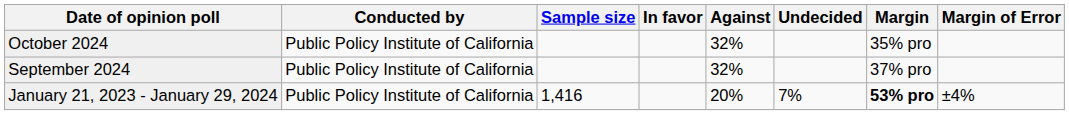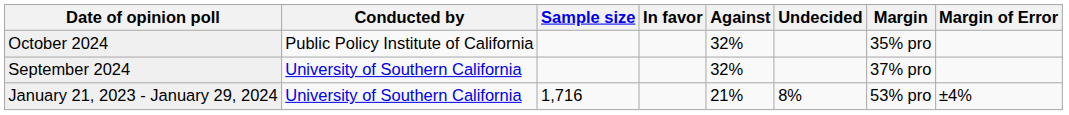(409, 69) Public Policy Institute of California -> (403, 69) University of Southern California
(409, 95) Public Policy Institute of California -> (403, 95) University of Southern California
(562, 95) 1,416 -> (562, 95) 1,716
(727, 95) 20% -> (727, 95) 21%
(790, 95) 7% -> (790, 95) 8%
(902, 95) bold -> (901, 95) normal
